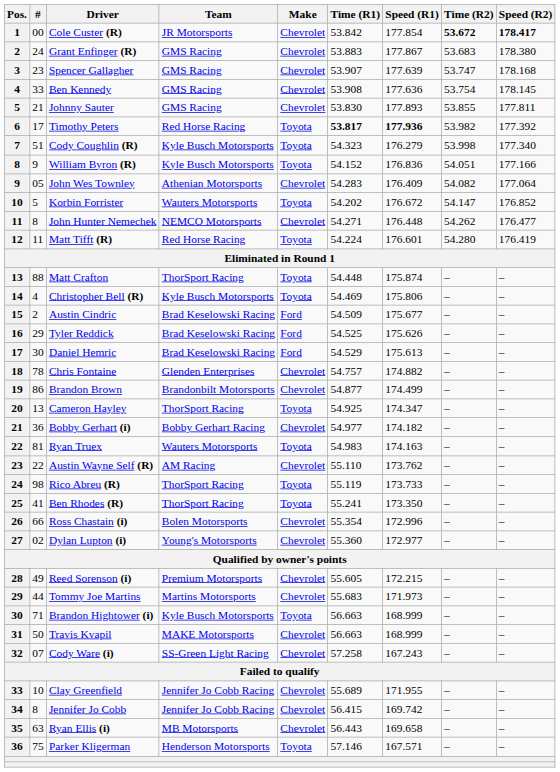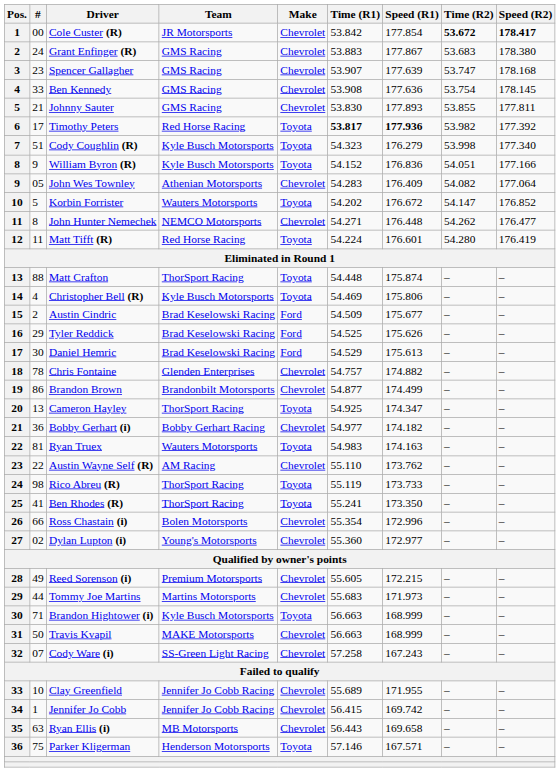(35, 709) 8 -> (35, 709) 1
